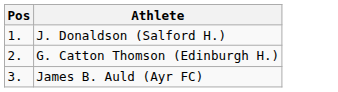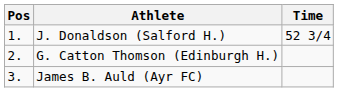+ column: (308, 15)
